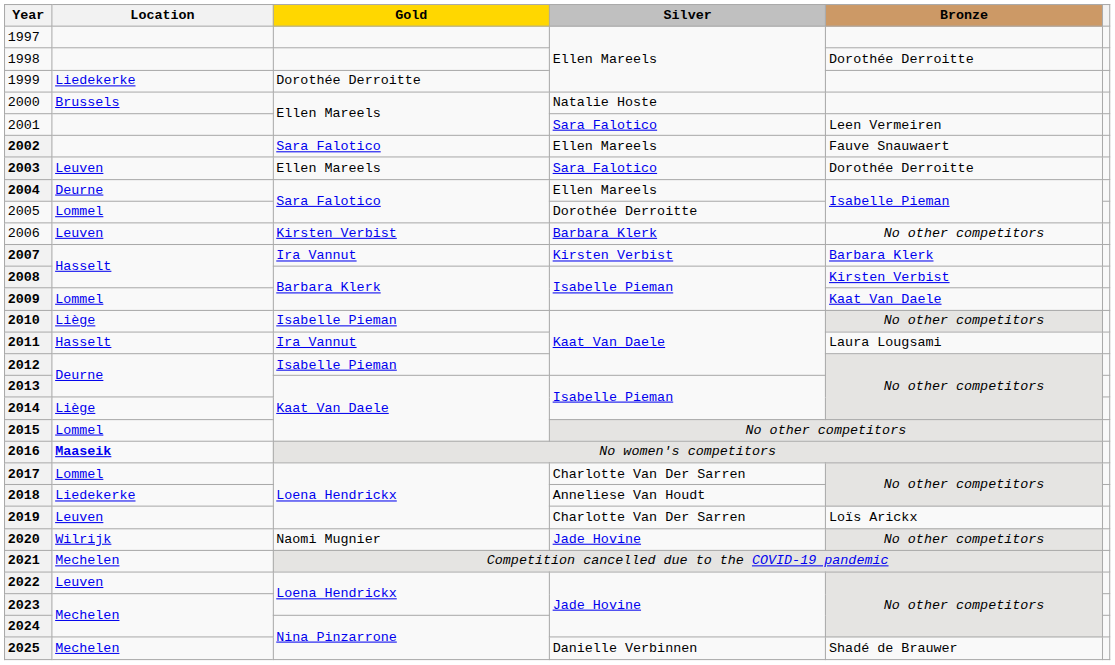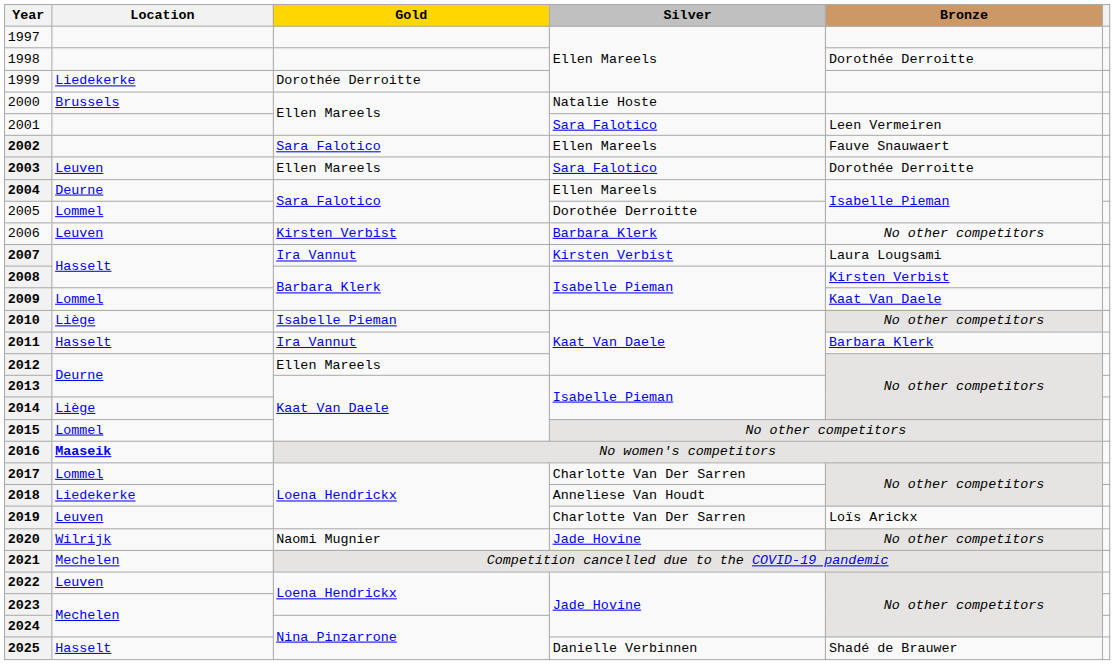(881, 255) Barbara Klerk -> (885, 255) Laura Lougsami
(885, 343) Laura Lougsami -> (881, 343) Barbara Klerk
(337, 365) Isabelle Pieman -> (328, 365) Ellen Mareels
(87, 648) Mechelen -> (83, 648) Hasselt
